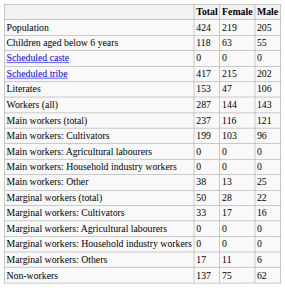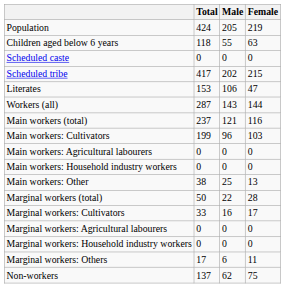columns swapped: (268, 12) <-> (237, 12)
